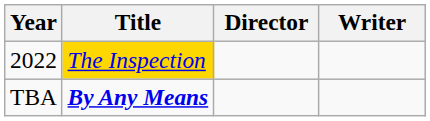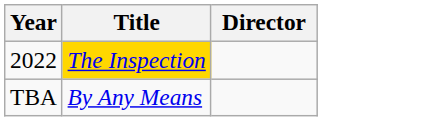- column: (372, 23)
(138, 97) bold -> (135, 97) normal
